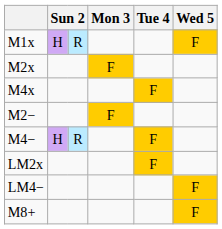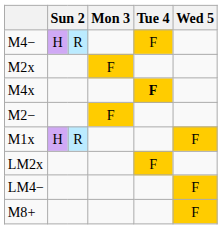rows swapped: (21, 42) <-> (22, 139)
(153, 90) normal -> (153, 90) bold
